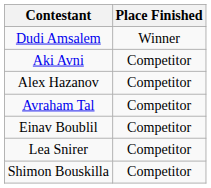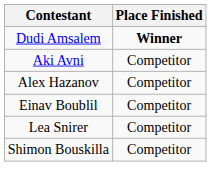(159, 37) normal -> (159, 37) bold
- row: (58, 104)
